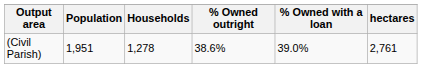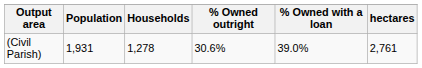(80, 48) 1,951 -> (80, 48) 1,931
(210, 48) 38.6% -> (210, 48) 30.6%
